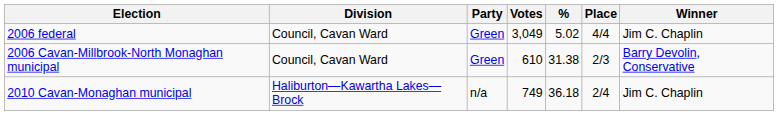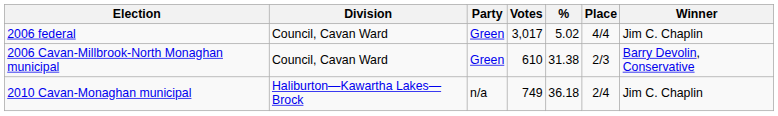(527, 33) 3,049 -> (527, 33) 3,017
